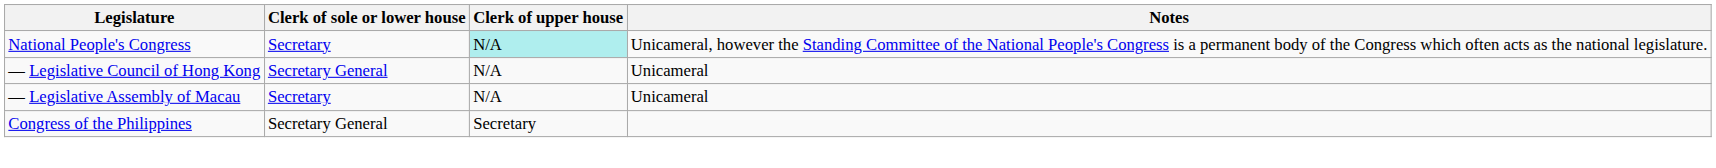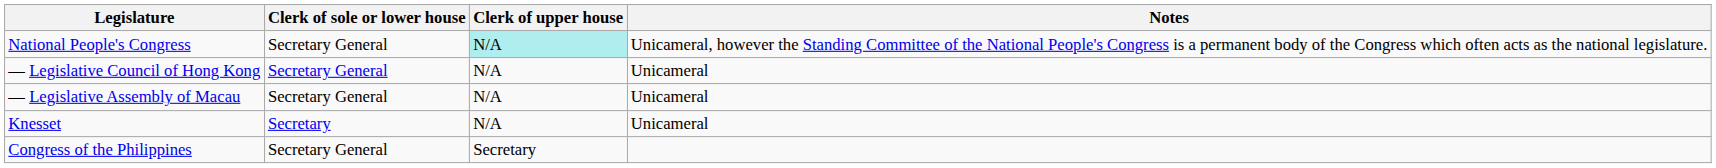(299, 44) Secretary -> (328, 44) Secretary General
(299, 96) Secretary -> (328, 96) Secretary General
+ row: (35, 123)
